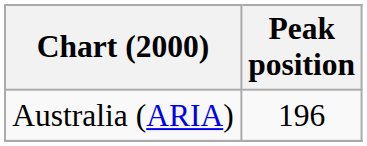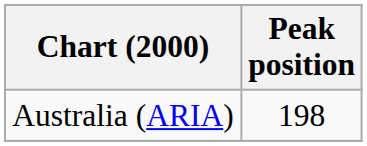(302, 114) 196 -> (302, 114) 198
